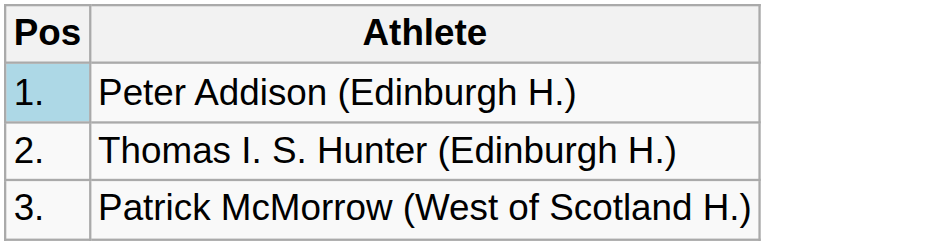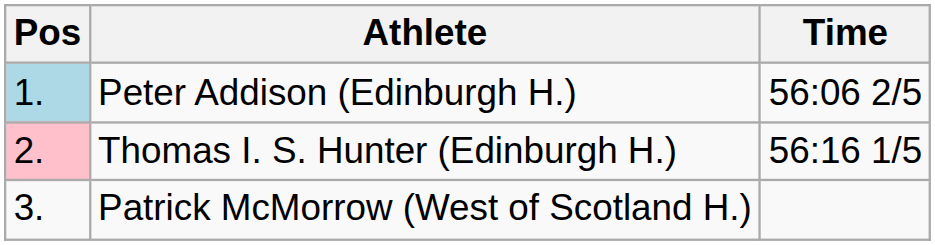+ column: (845, 33)
(29, 150) no background -> (29, 150) pink background
